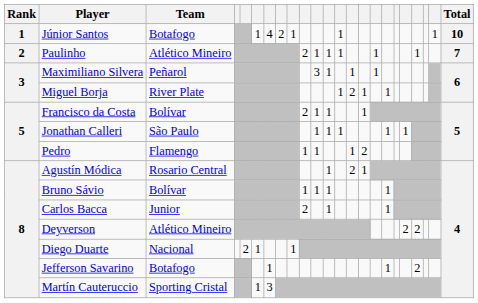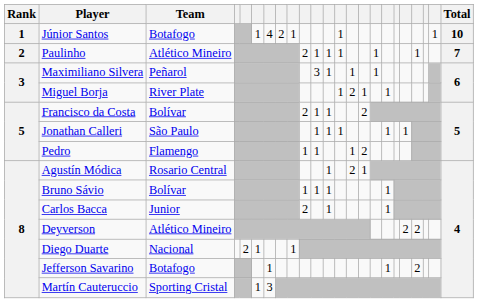(364, 111) 1 -> (364, 111) 2
